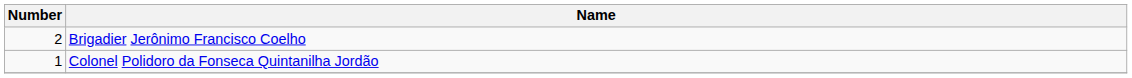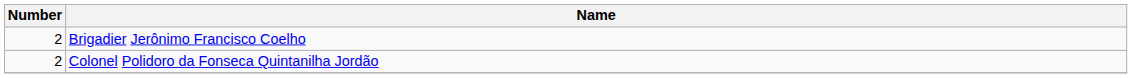(58, 61) 1 -> (58, 61) 2
